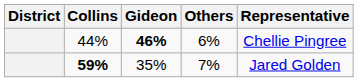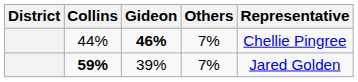(209, 40) 6% -> (209, 40) 7%
(151, 64) 35% -> (151, 64) 39%
